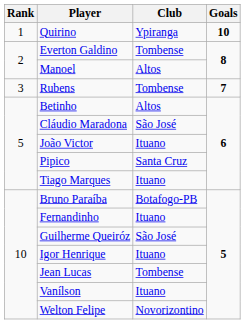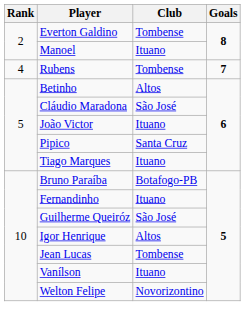- row: (58, 32)
(148, 69) Altos -> (151, 50) Ituano
(21, 87) 3 -> (21, 69) 4
(151, 254) Ituano -> (148, 236) Altos
